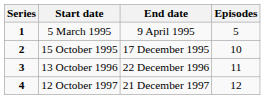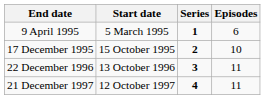columns swapped: (21, 13) <-> (166, 13)
(236, 31) 5 -> (236, 31) 6
(236, 85) 12 -> (236, 85) 11
